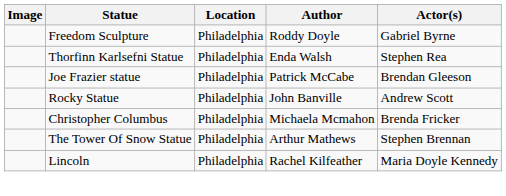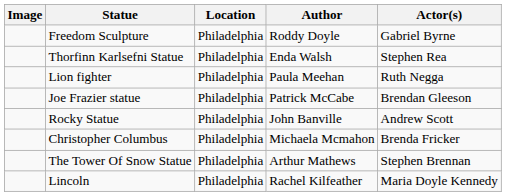+ row: (80, 77)
